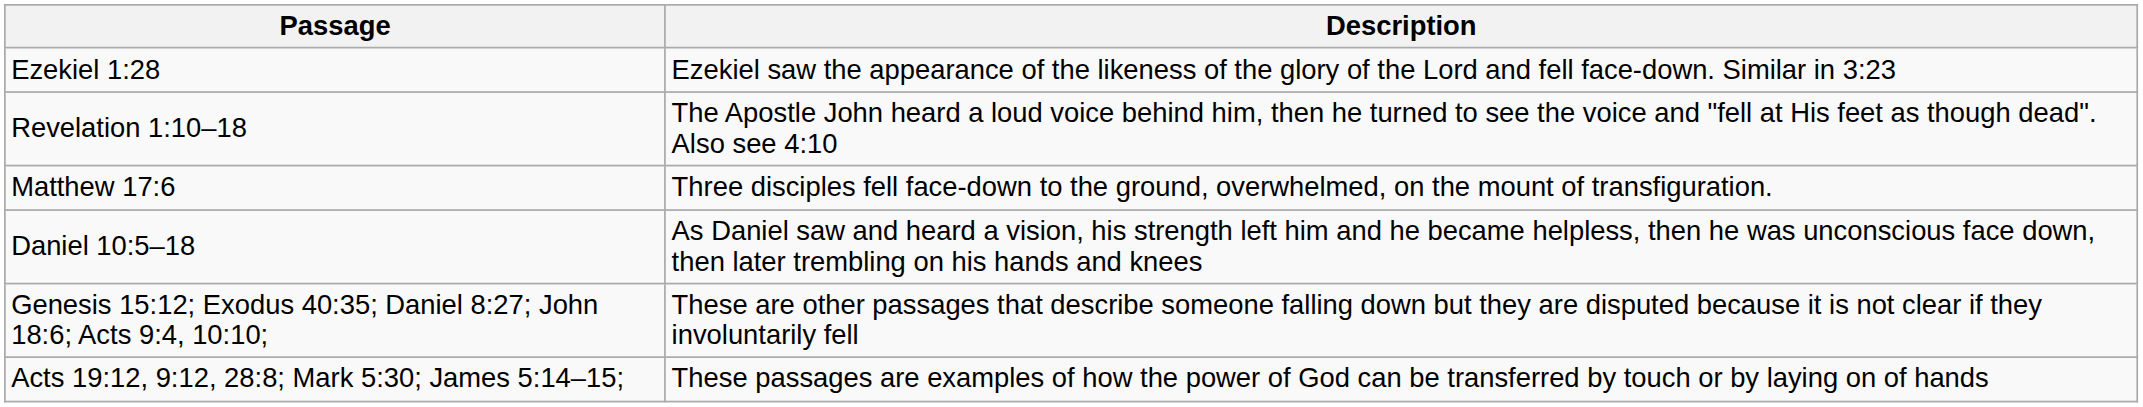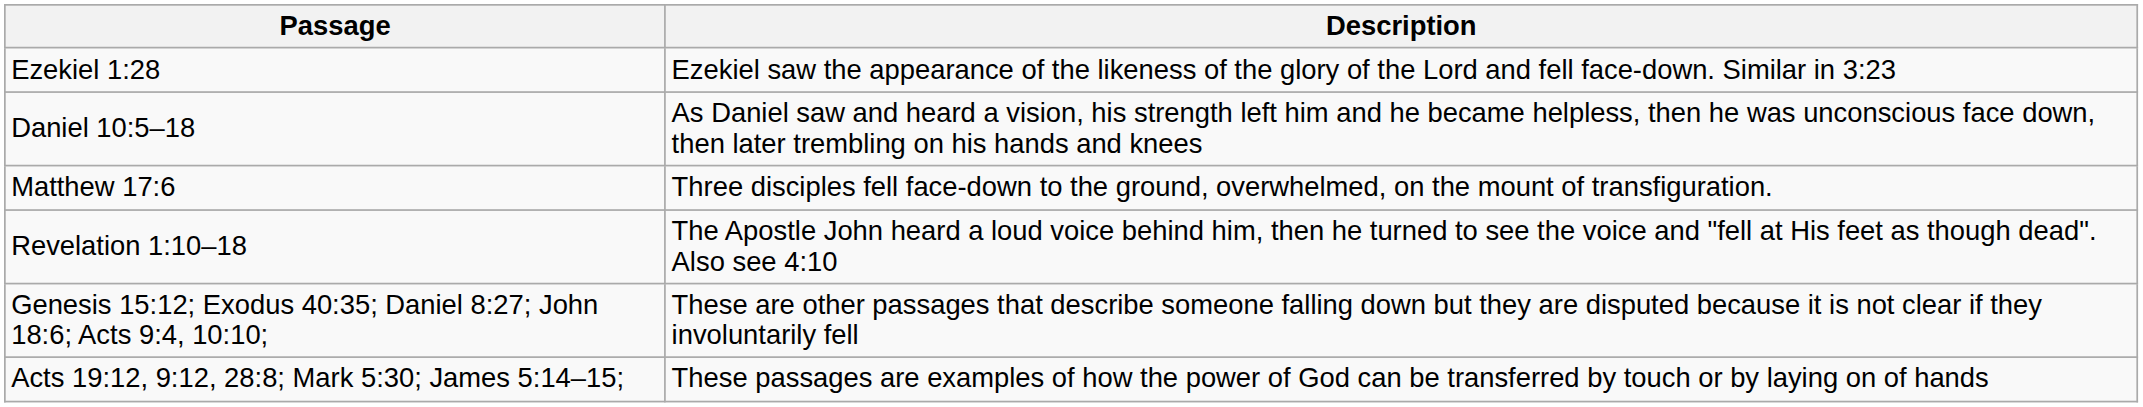rows swapped: (103, 245) <-> (129, 128)
